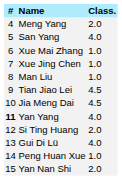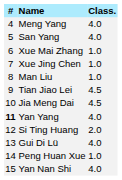(95, 24) 2.0 -> (95, 24) 4.0
(95, 169) 2.0 -> (95, 169) 4.0
